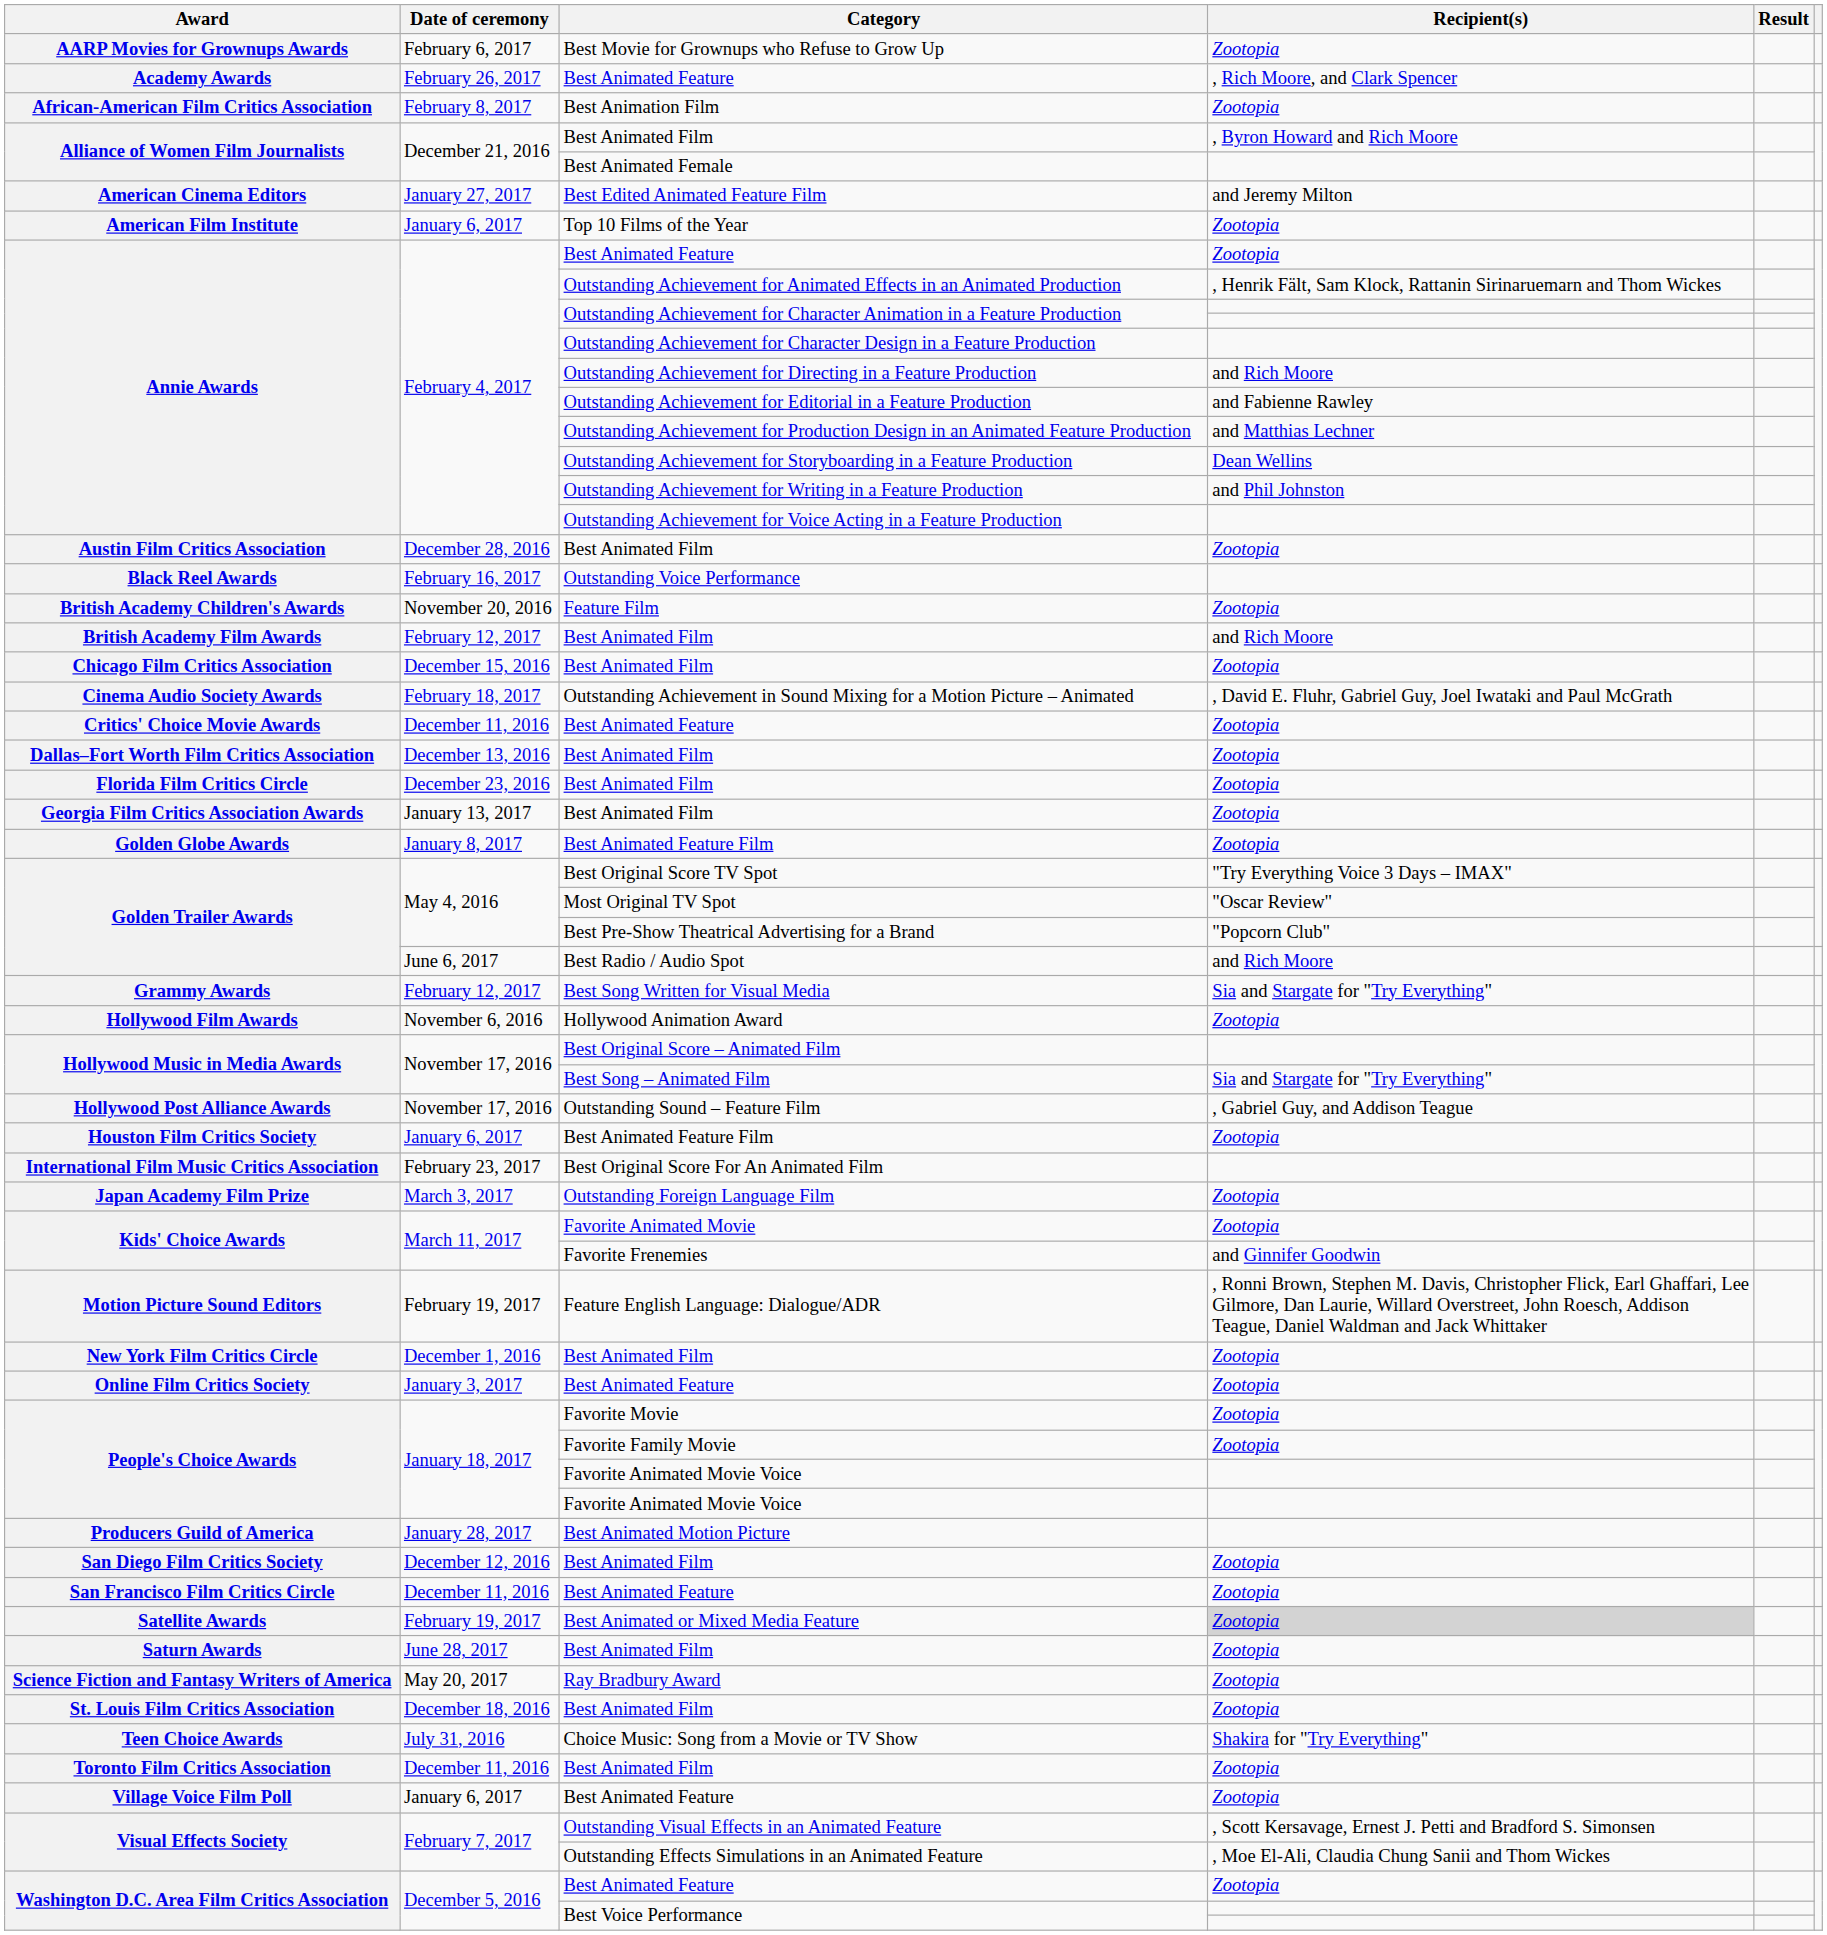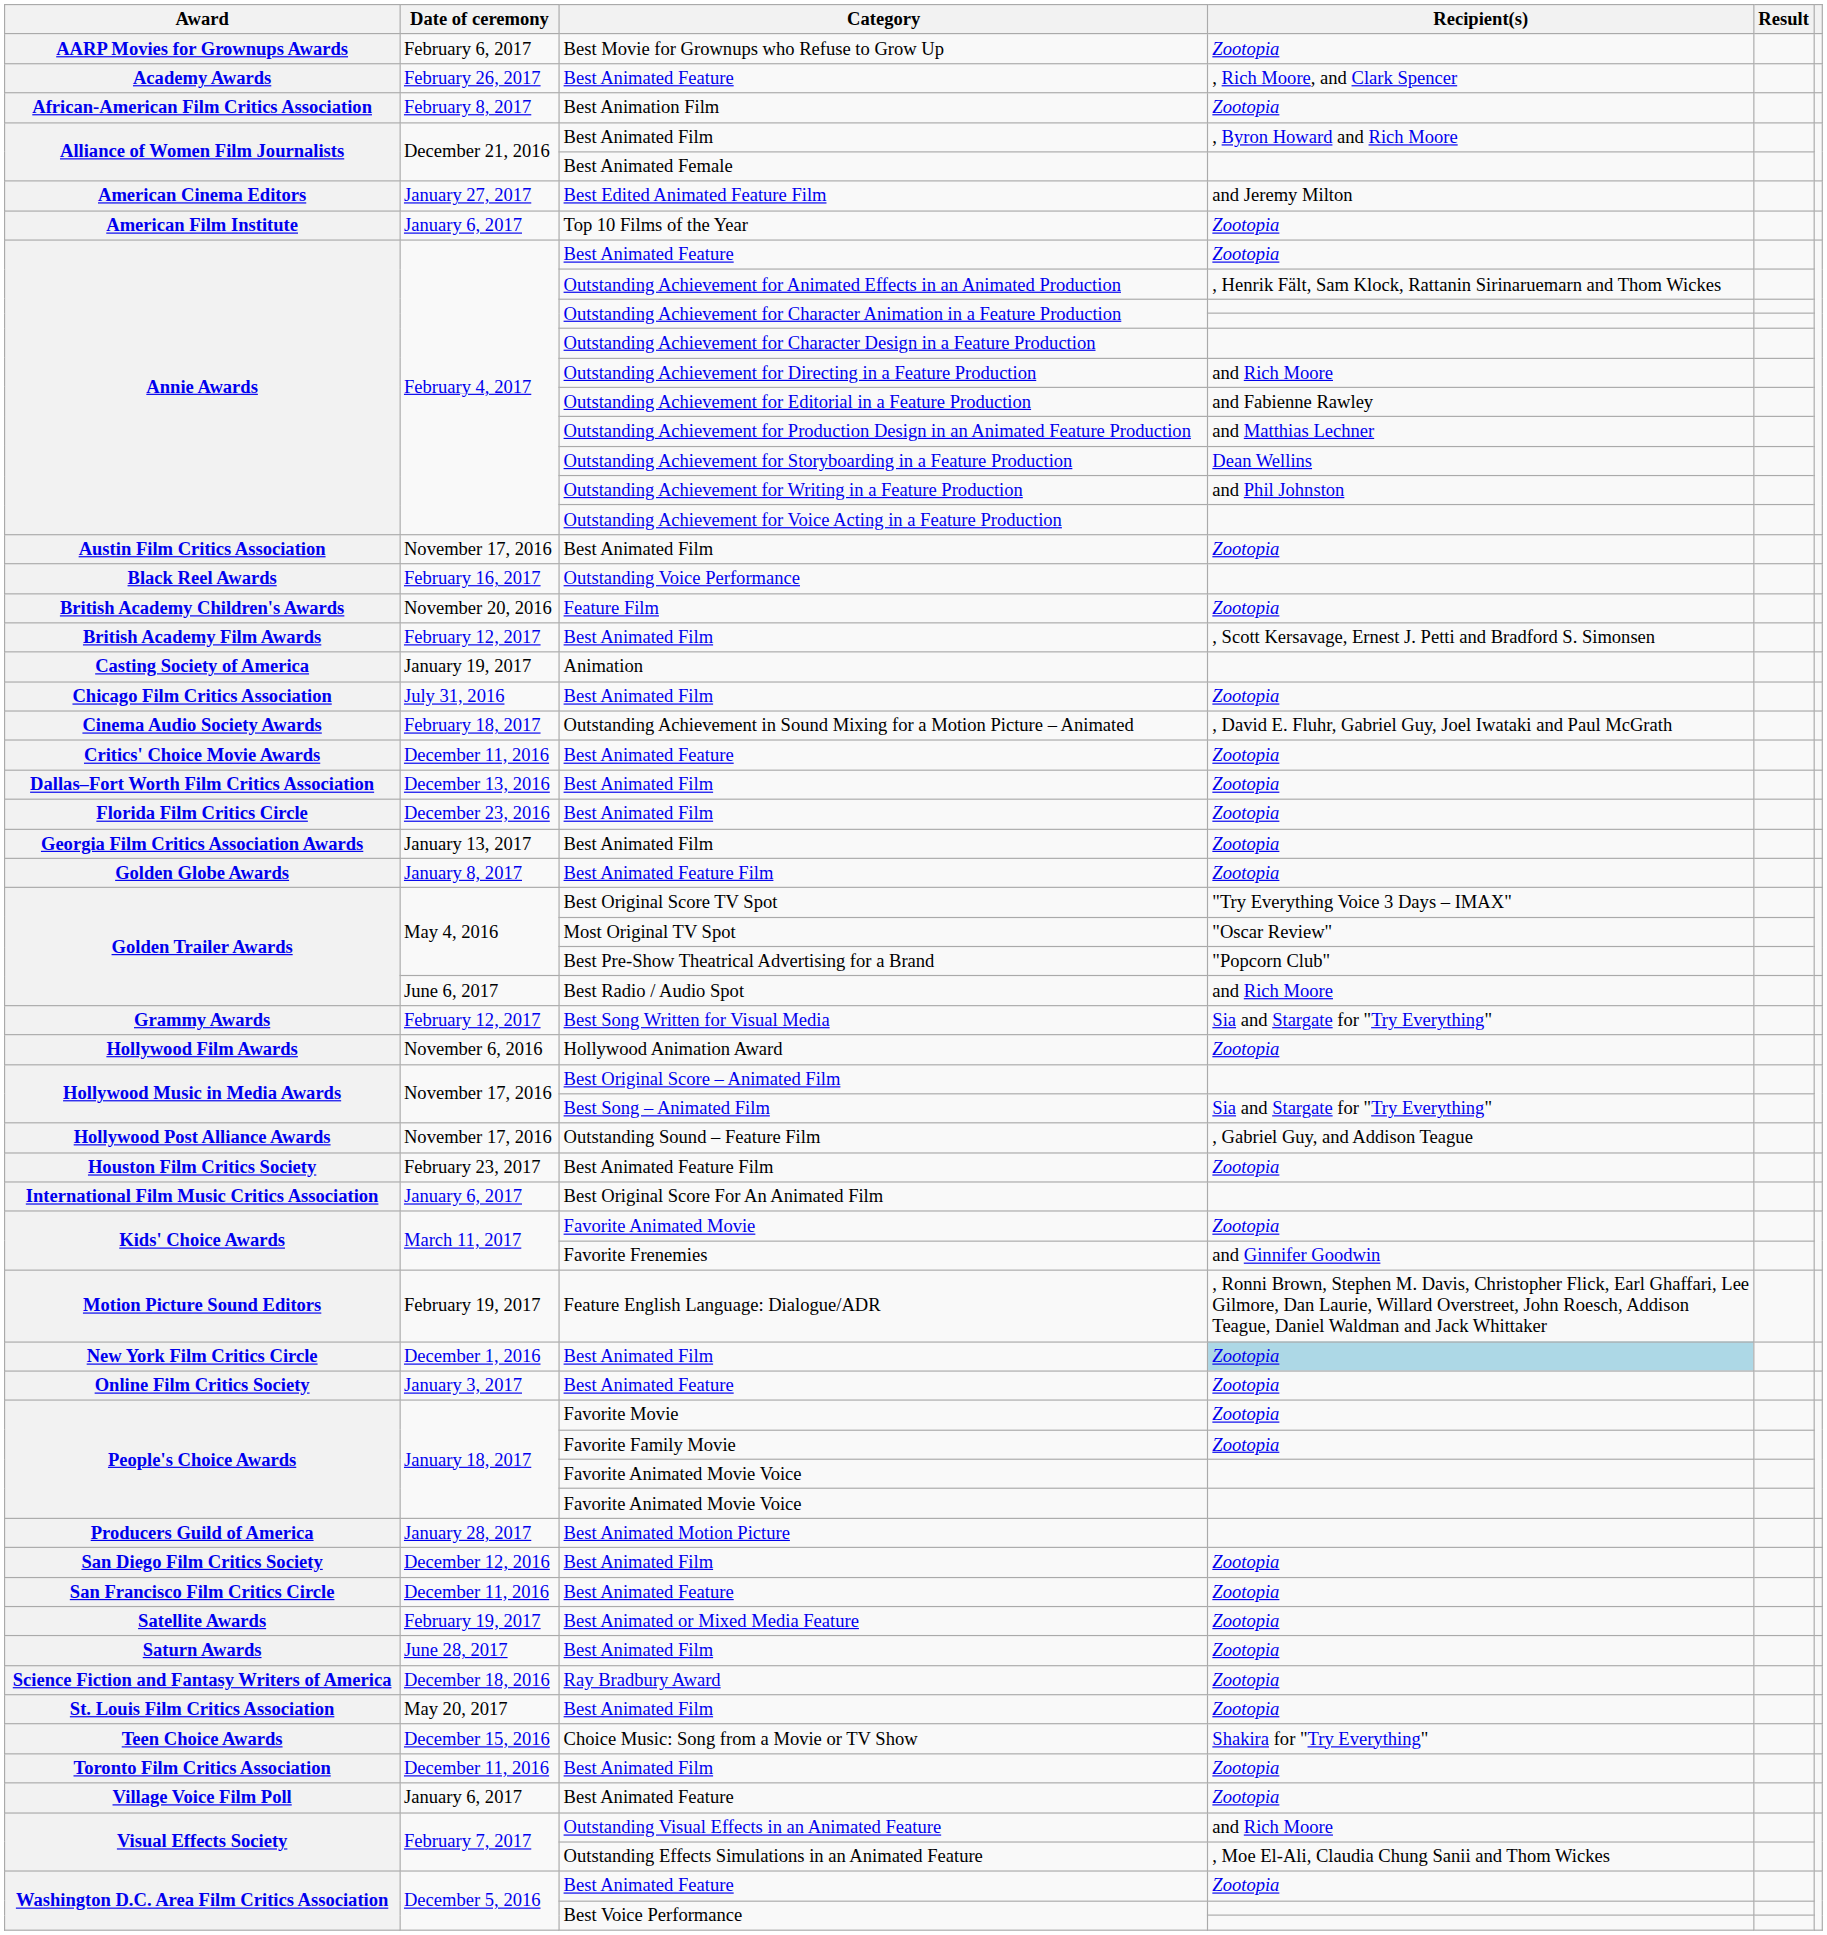(477, 549) December 28, 2016 -> (478, 549) November 17, 2016
(1273, 637) and Rich Moore -> (1434, 637) , Scott Kersavage, Ernest J. Petti and Bradford S. Simonsen
+ row: (202, 666)
(477, 666) December 15, 2016 -> (454, 696) July 31, 2016
(463, 1137) January 6, 2017 -> (472, 1167) February 23, 2017
(472, 1167) February 23, 2017 -> (463, 1196) January 6, 2017
- row: (202, 1196)
(1246, 1356) no background -> (1246, 1356) lightblue background
(1246, 1621) lightgrey background -> (1246, 1621) no background
(456, 1679) May 20, 2017 -> (477, 1679) December 18, 2016
(477, 1709) December 18, 2016 -> (456, 1709) May 20, 2017
(454, 1738) July 31, 2016 -> (477, 1738) December 15, 2016
(1434, 1827) , Scott Kersavage, Ernest J. Petti and Bradford S. Simonsen -> (1273, 1827) and Rich Moore
